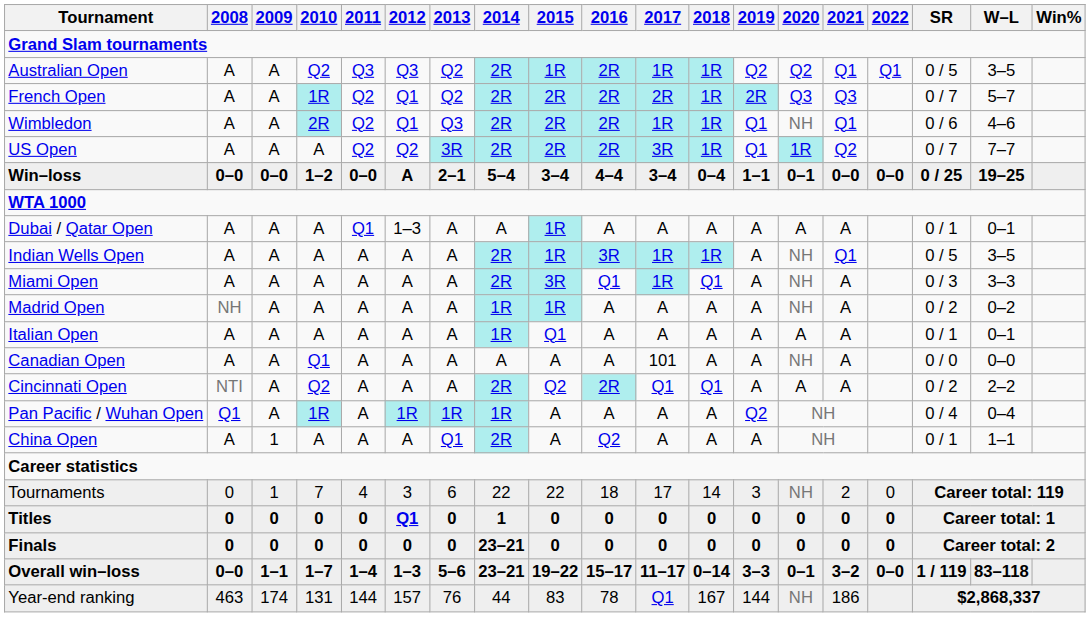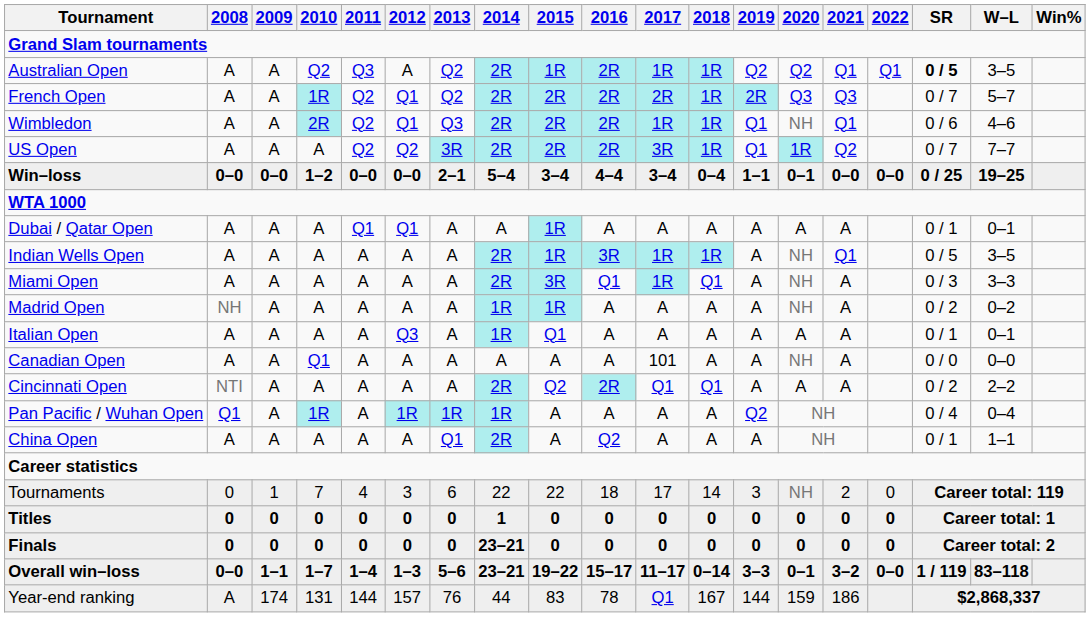(407, 70) Q3 -> (407, 70) A
(941, 70) normal -> (941, 70) bold
(407, 176) A -> (407, 176) 0–0
(407, 228) 1–3 -> (407, 228) Q1
(407, 334) A -> (407, 334) Q3
(319, 387) Q2 -> (319, 387) A
(274, 439) 1 -> (274, 439) A
(407, 519) Q1 -> (407, 519) 0
(229, 598) 463 -> (229, 598) A
(801, 598) NH -> (801, 598) 159
